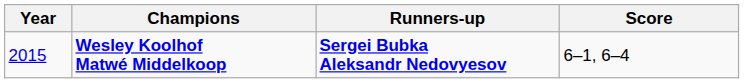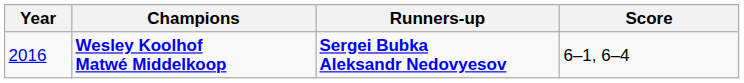(27, 55) 2015 -> (27, 55) 2016
